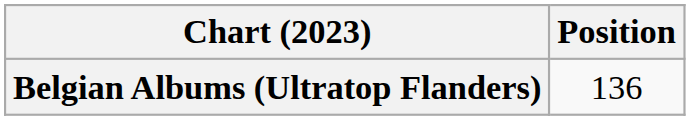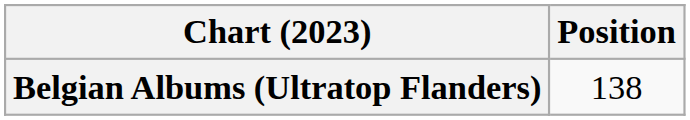(617, 86) 136 -> (617, 86) 138
